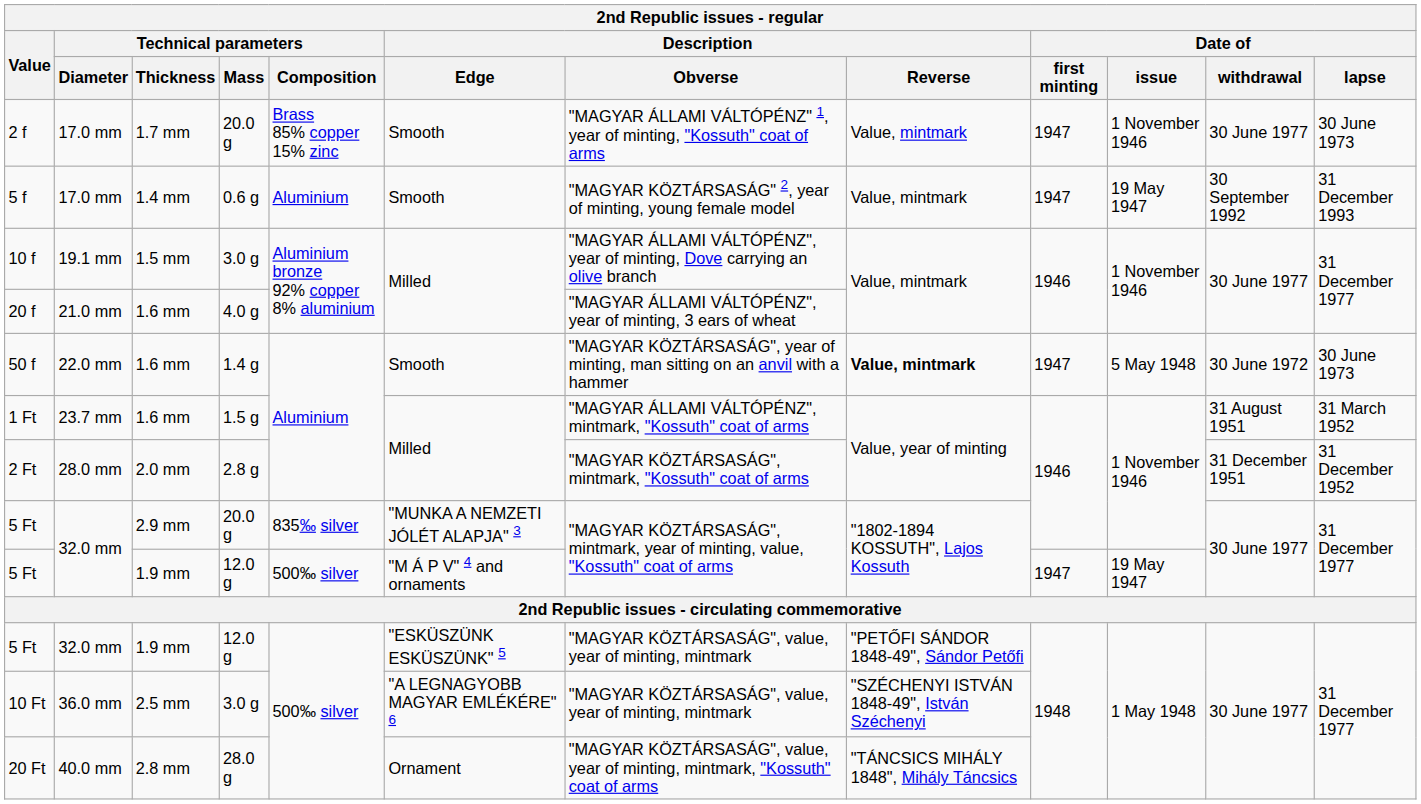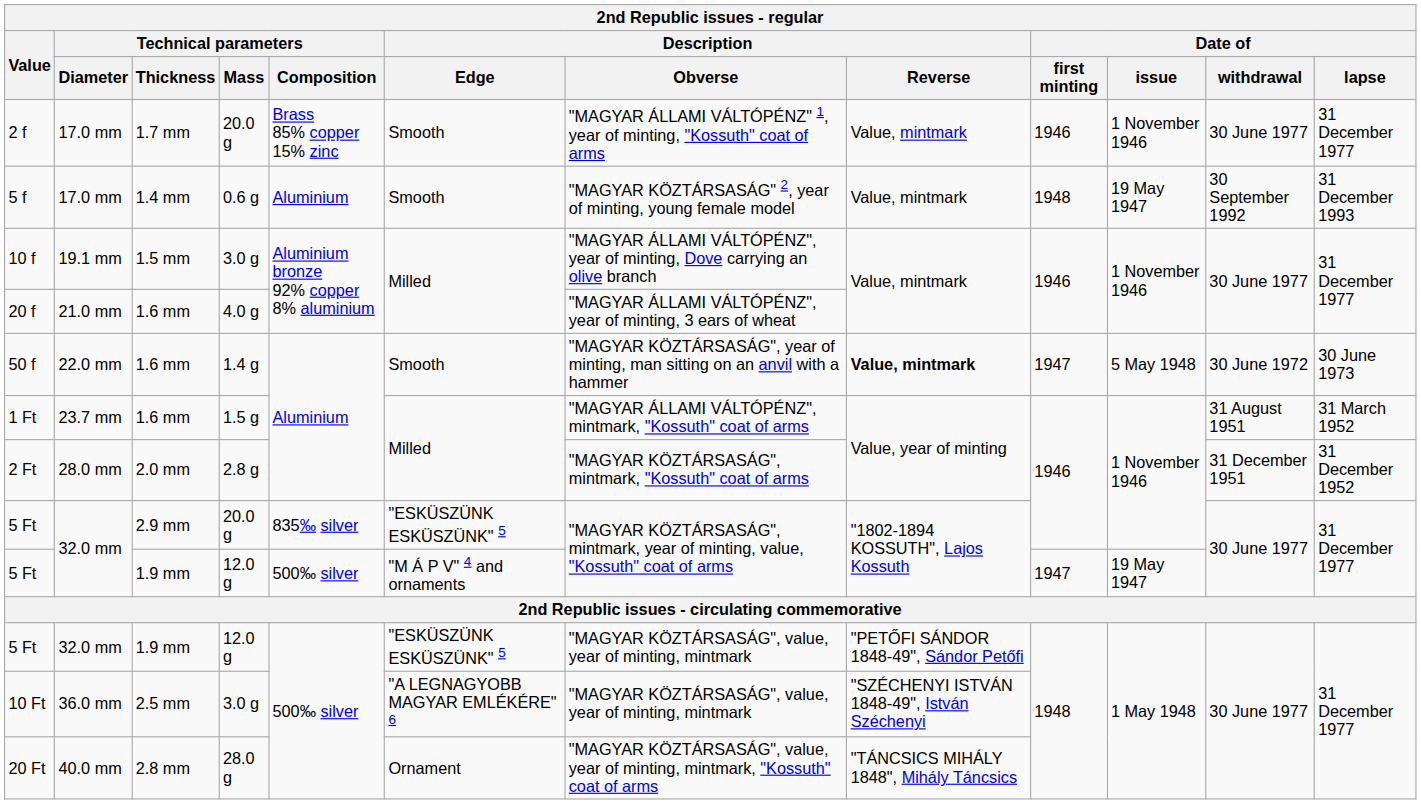(1052, 133) 1947 -> (1052, 133) 1946
(1347, 133) 30 June 1973 -> (1356, 133) 31 December 1977
(1052, 197) 1947 -> (1052, 197) 1948
(465, 525) "MUNKA A NEMZETI JÓLÉT ALAPJA" 3 -> (447, 525) "ESKÜSZÜNK ESKÜSZÜNK" 5
